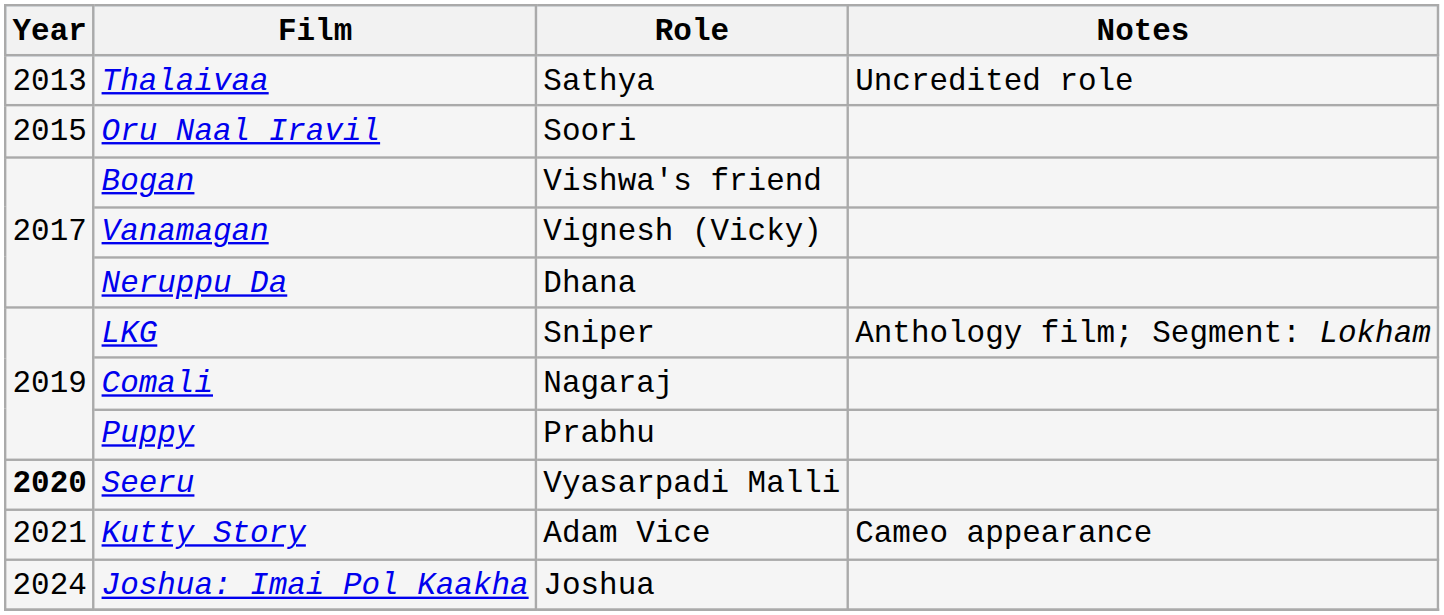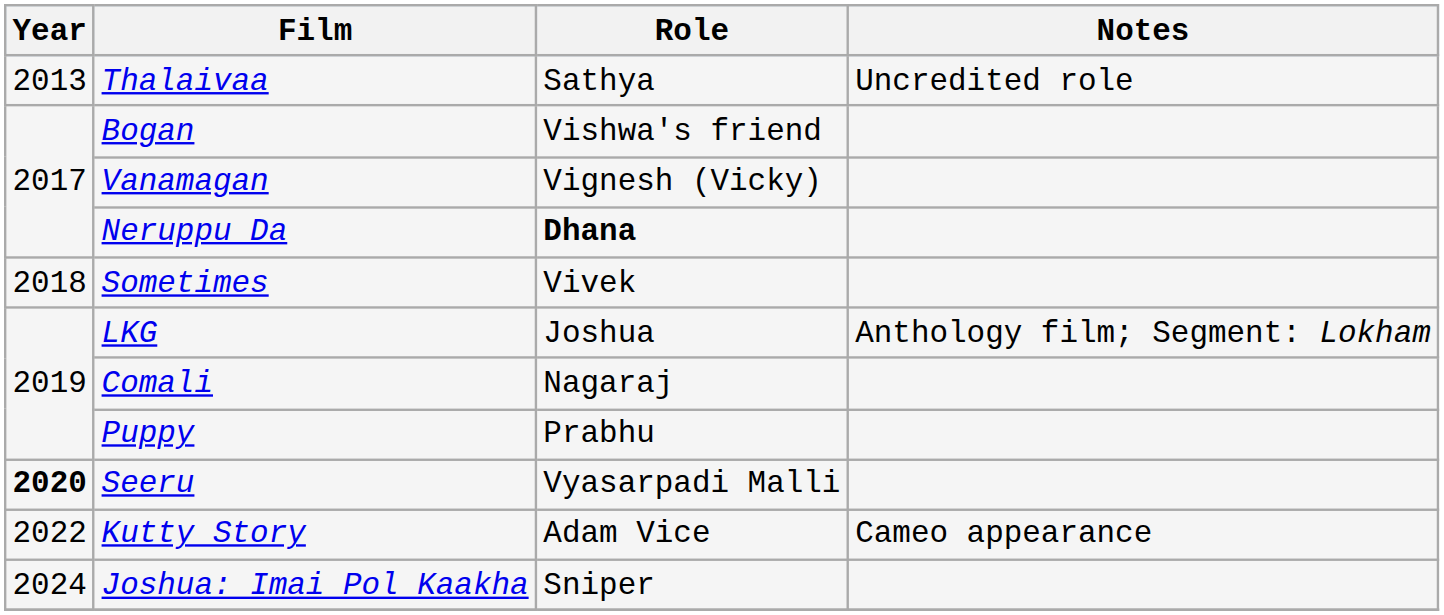- row: (241, 131)
(590, 283) normal -> (590, 232) bold
+ row: (185, 283)
(599, 333) Sniper -> (599, 333) Joshua
(50, 535) 2021 -> (50, 535) 2022
(599, 585) Joshua -> (599, 585) Sniper
